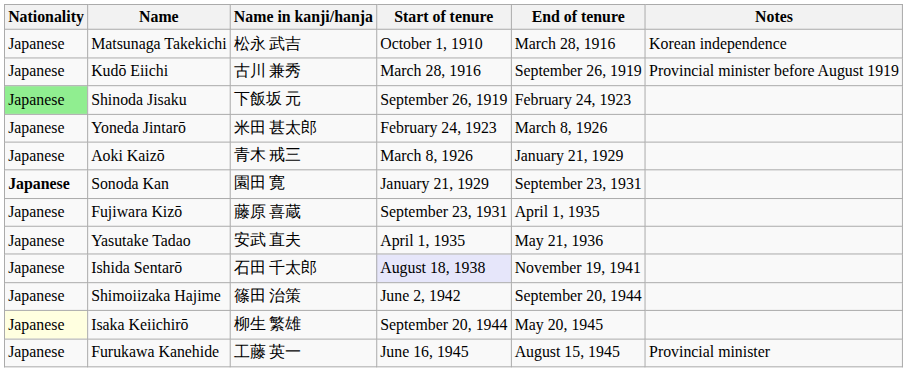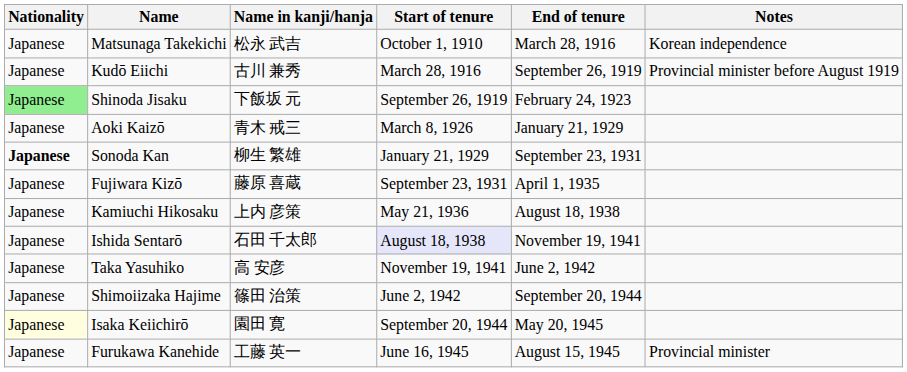- row: (139, 127)
(260, 183) 園田 寛 -> (267, 155) 柳生 繁雄
- row: (141, 240)
+ row: (155, 212)
+ row: (138, 268)
(267, 324) 柳生 繁雄 -> (260, 324) 園田 寛
